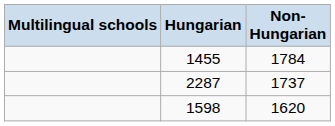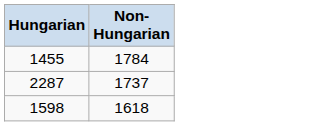- column: (83, 25)
(288, 108) 1620 -> (132, 108) 1618
